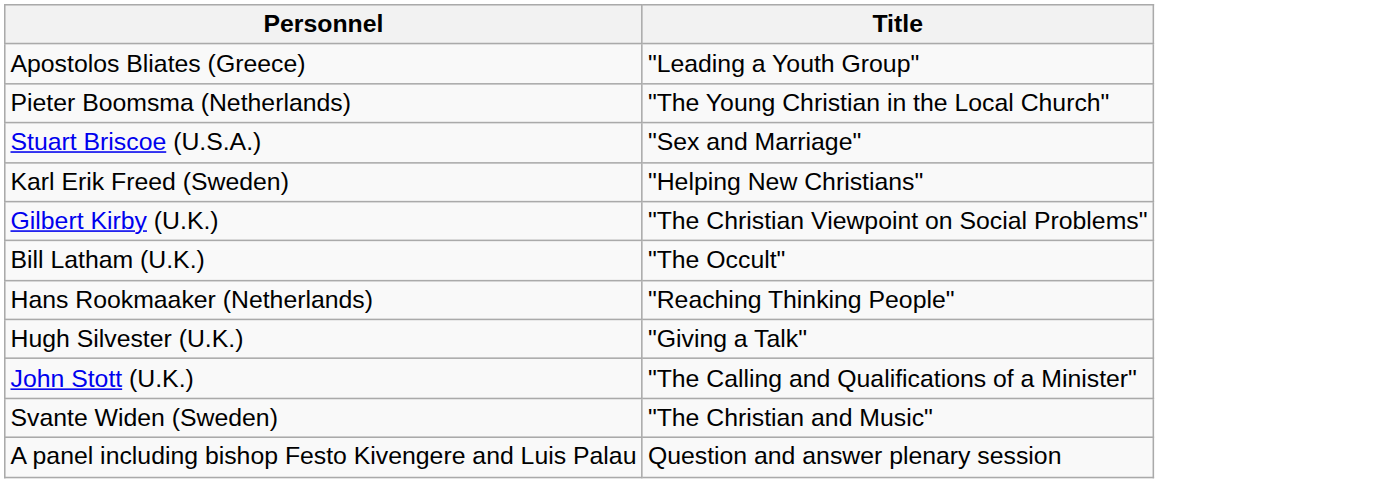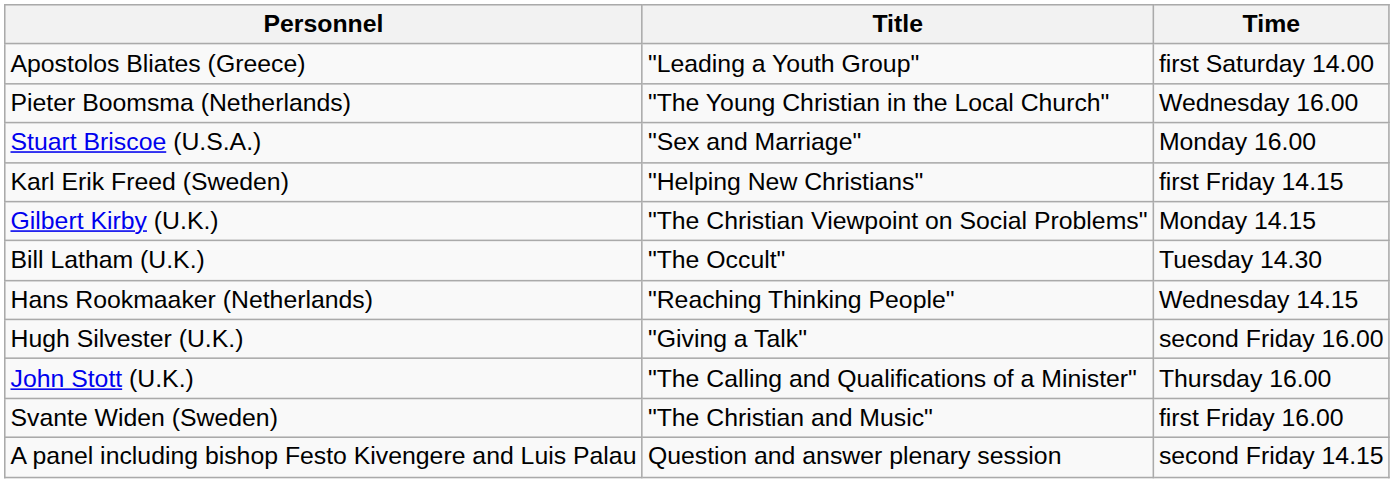+ column: (1271, 24)
